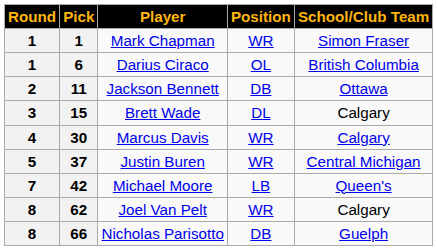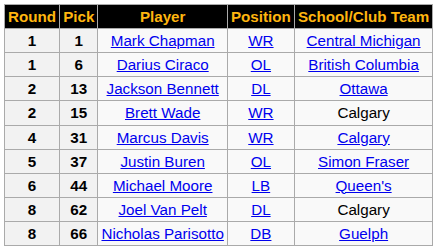(364, 41) Simon Fraser -> (364, 41) Central Michigan
(79, 89) 11 -> (79, 89) 13
(261, 89) DB -> (261, 89) DL
(32, 113) 3 -> (32, 113) 2
(261, 113) DL -> (261, 113) WR
(79, 137) 30 -> (79, 137) 31
(261, 161) WR -> (261, 161) OL
(364, 161) Central Michigan -> (364, 161) Simon Fraser
(32, 185) 7 -> (32, 185) 6
(79, 185) 42 -> (79, 185) 44
(261, 209) WR -> (261, 209) DL
